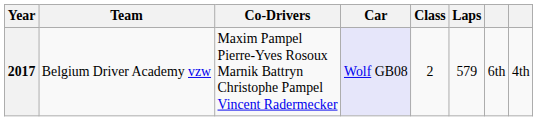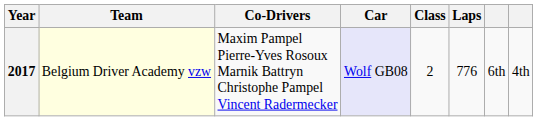(126, 71) no background -> (126, 71) lightyellow background
(467, 71) 579 -> (467, 71) 776
